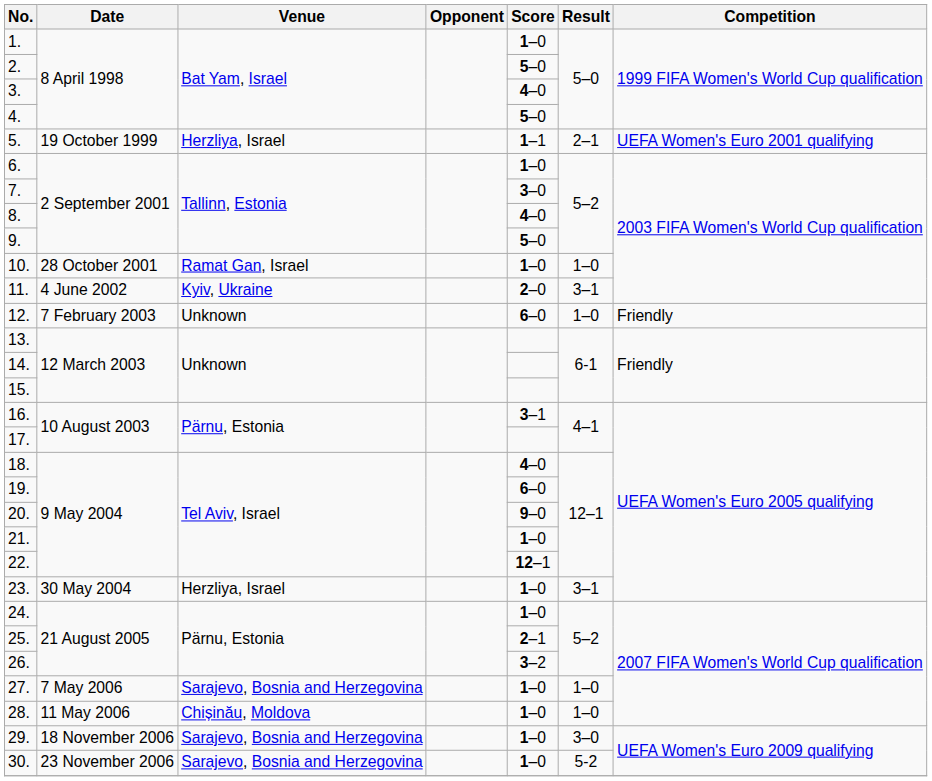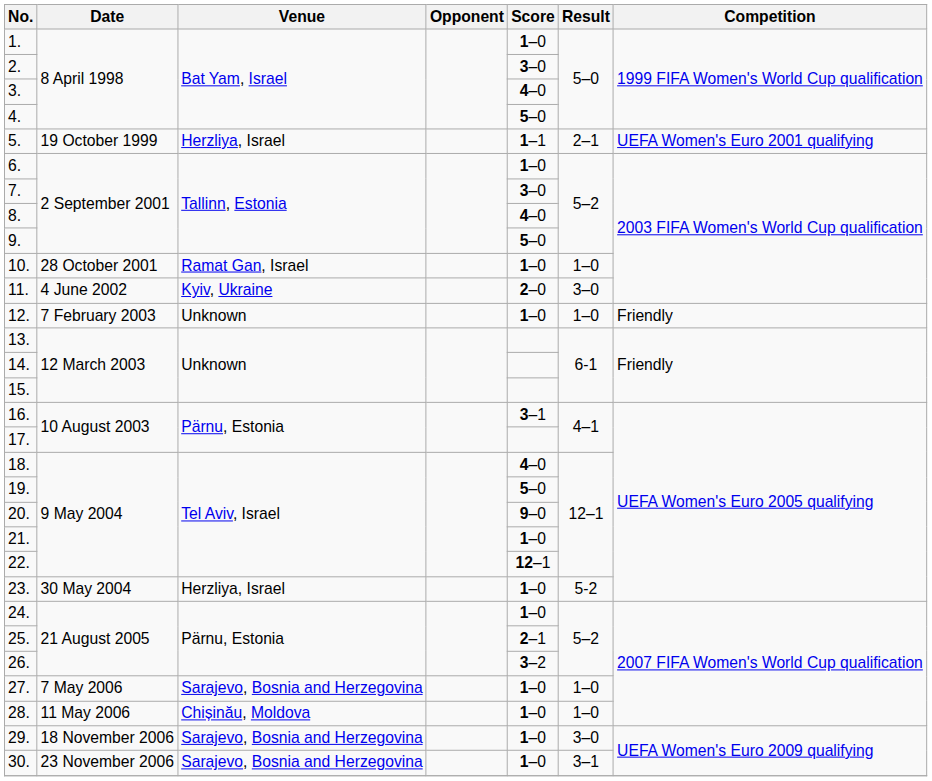(533, 66) 5–0 -> (533, 66) 3–0
(586, 290) 3–1 -> (586, 290) 3–0
(533, 315) 6–0 -> (533, 315) 1–0
(533, 489) 6–0 -> (533, 489) 5–0
(586, 588) 3–1 -> (586, 588) 5-2
(586, 762) 5-2 -> (586, 762) 3–1
